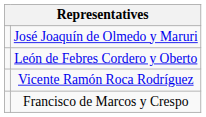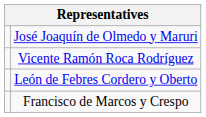rows swapped: (106, 58) <-> (106, 79)
